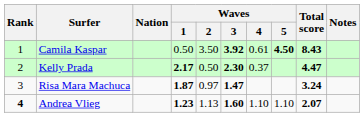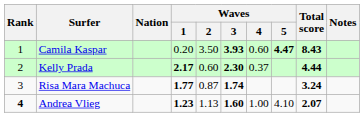(183, 49) 0.50 -> (183, 49) 0.20
(234, 49) 3.92 -> (234, 49) 3.93
(259, 49) 0.61 -> (259, 49) 0.60
(284, 49) 4.50 -> (284, 49) 4.47
(209, 67) 0.50 -> (209, 67) 0.60
(312, 67) 4.47 -> (312, 67) 4.44
(183, 85) 1.87 -> (183, 85) 1.77
(209, 85) 0.97 -> (209, 85) 0.87
(234, 85) 1.47 -> (234, 85) 1.74
(259, 103) 1.10 -> (259, 103) 1.00
(284, 103) 1.10 -> (284, 103) 4.10
